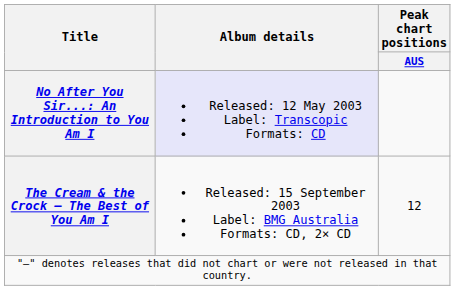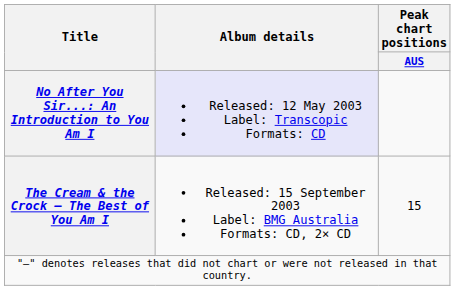(414, 206) 12 -> (414, 206) 15
